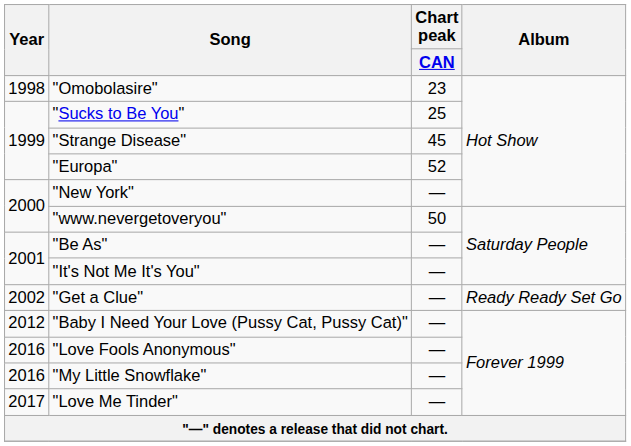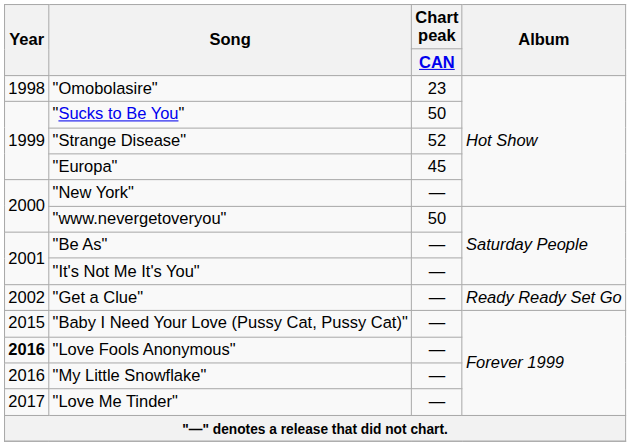(437, 114) 25 -> (437, 114) 50
(437, 140) 45 -> (437, 140) 52
(437, 166) 52 -> (437, 166) 45
(27, 323) 2012 -> (27, 323) 2015
(27, 349) normal -> (27, 349) bold
